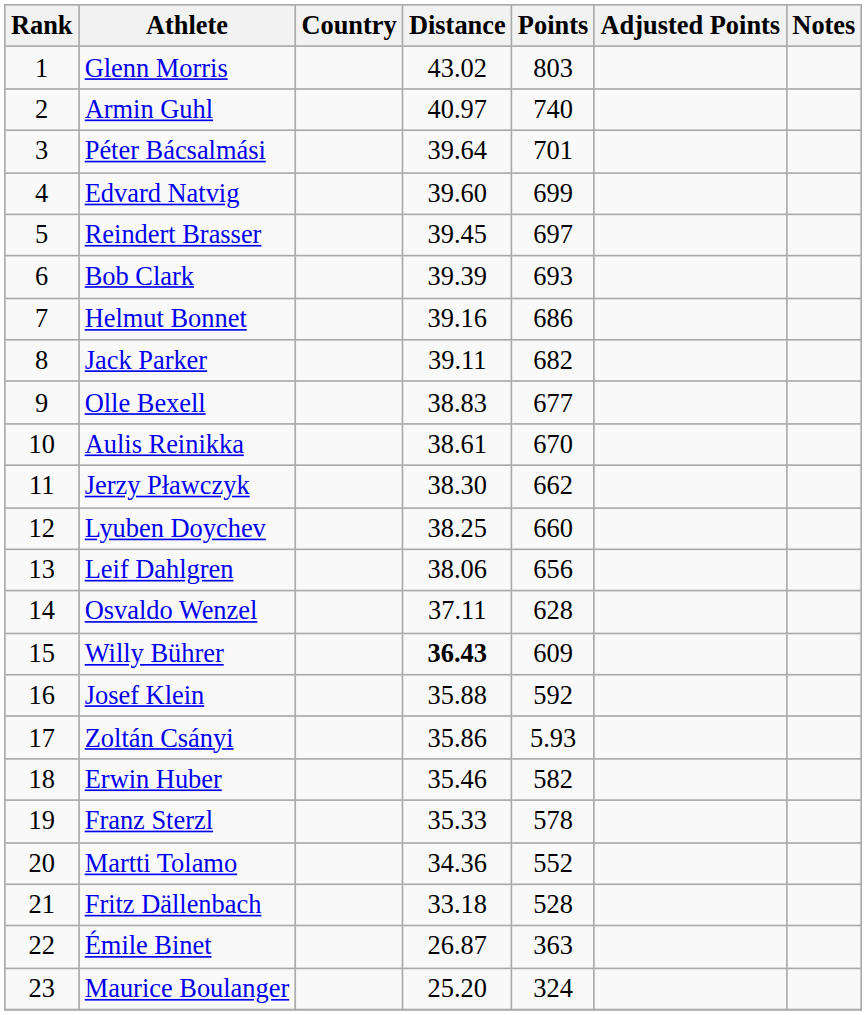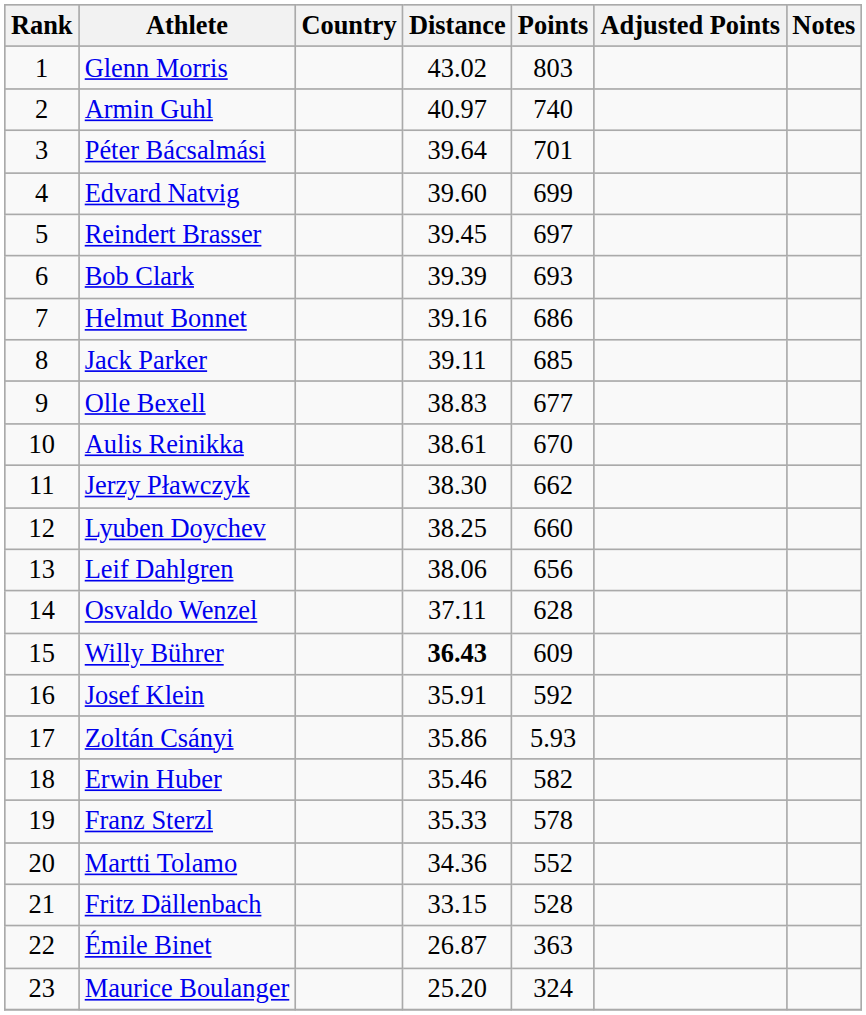(553, 360) 682 -> (553, 360) 685
(457, 695) 35.88 -> (457, 695) 35.91
(457, 904) 33.18 -> (457, 904) 33.15
